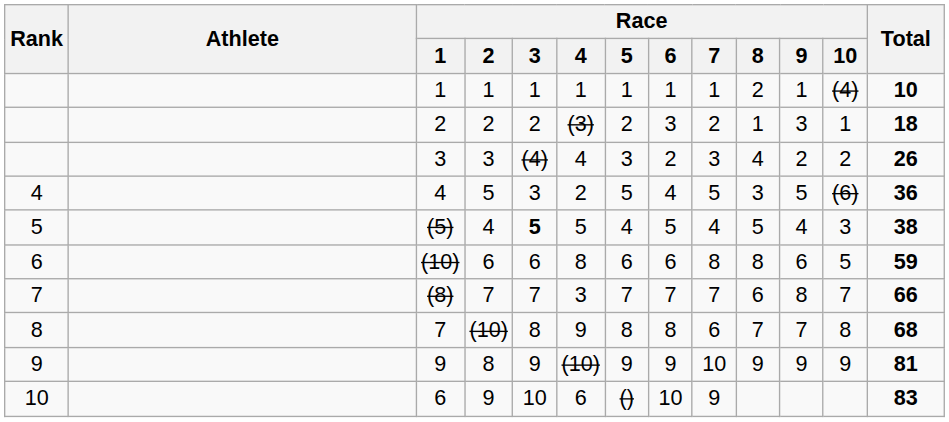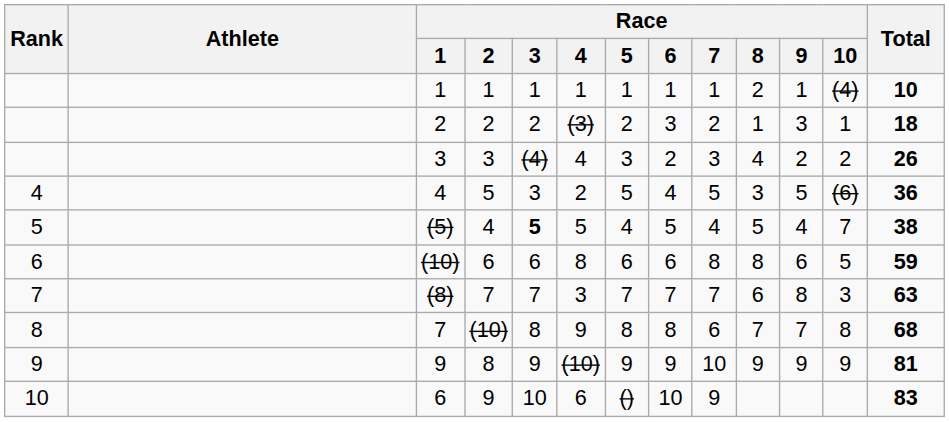(845, 227) 3 -> (845, 227) 7
(845, 295) 7 -> (845, 295) 3
(906, 295) 66 -> (906, 295) 63
